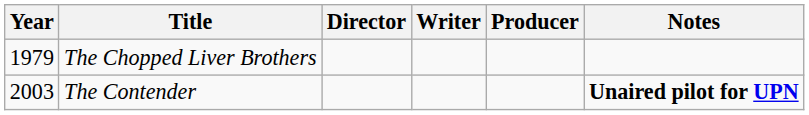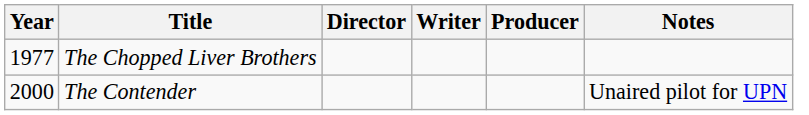(32, 57) 1979 -> (32, 57) 1977
(32, 92) 2003 -> (32, 92) 2000
(694, 92) bold -> (688, 92) normal
